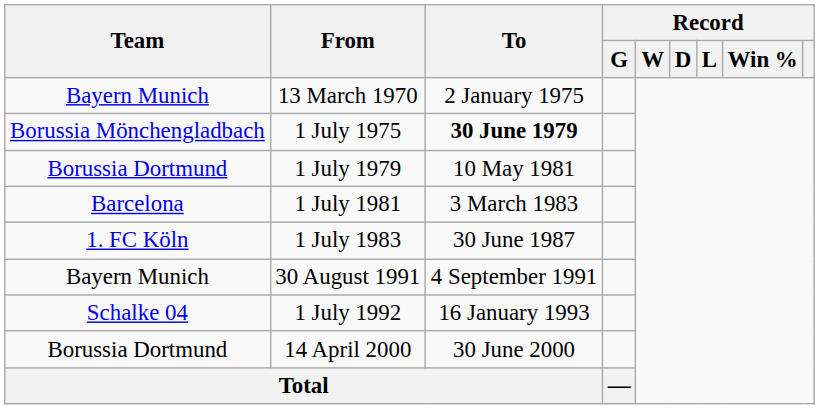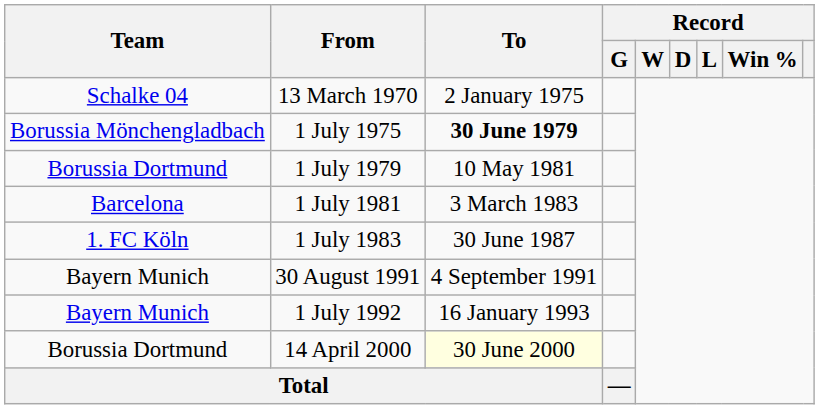(137, 95) Bayern Munich -> (137, 95) Schalke 04
(137, 312) Schalke 04 -> (137, 312) Bayern Munich
(514, 349) no background -> (514, 349) lightyellow background
